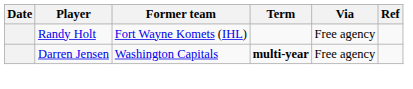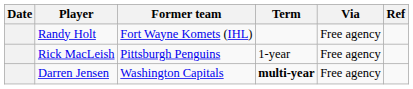+ row: (76, 53)
